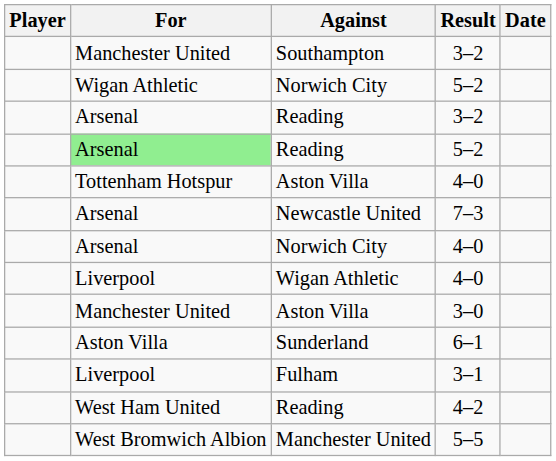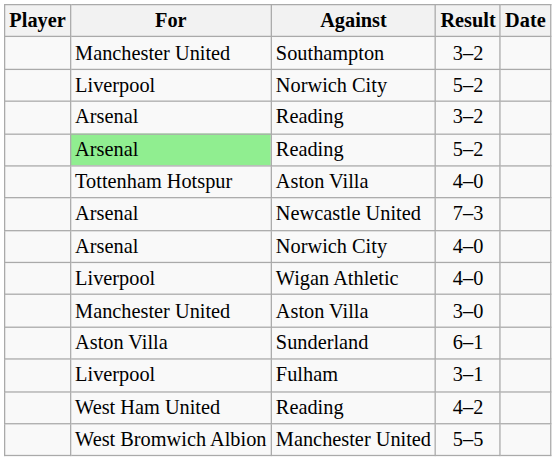(136, 85) Wigan Athletic -> (115, 85) Liverpool
